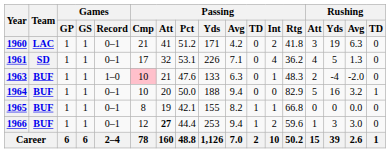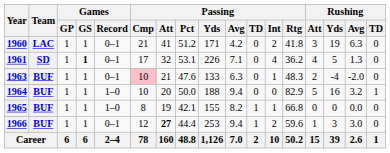(85, 60) normal -> (85, 60) bold
(112, 76) 1–0 -> (112, 76) 0–1
(112, 92) 0–1 -> (112, 92) 1–0
(112, 108) 0–1 -> (112, 108) 1–0
